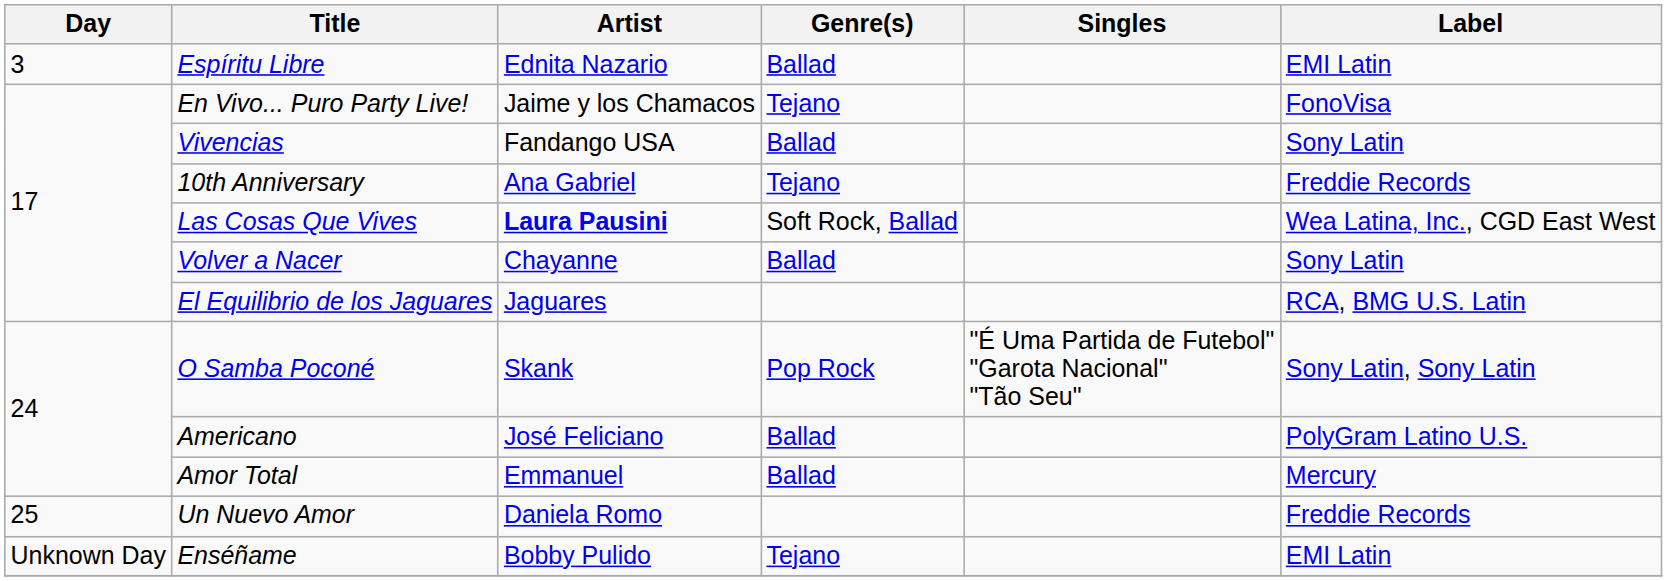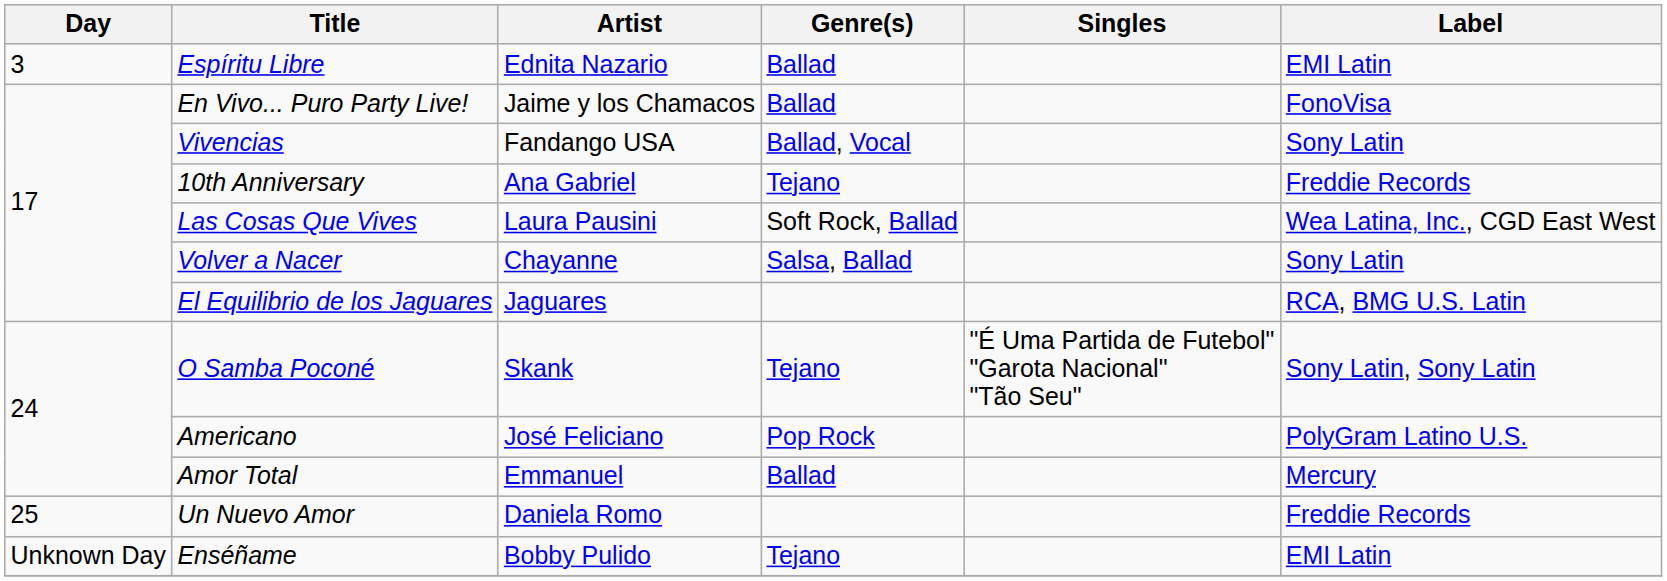(803, 103) Tejano -> (801, 103) Ballad
(801, 143) Ballad -> (839, 143) Ballad, Vocal
(586, 222) bold -> (580, 222) normal
(801, 261) Ballad -> (839, 261) Salsa, Ballad
(821, 369) Pop Rock -> (803, 369) Tejano
(801, 436) Ballad -> (821, 436) Pop Rock
